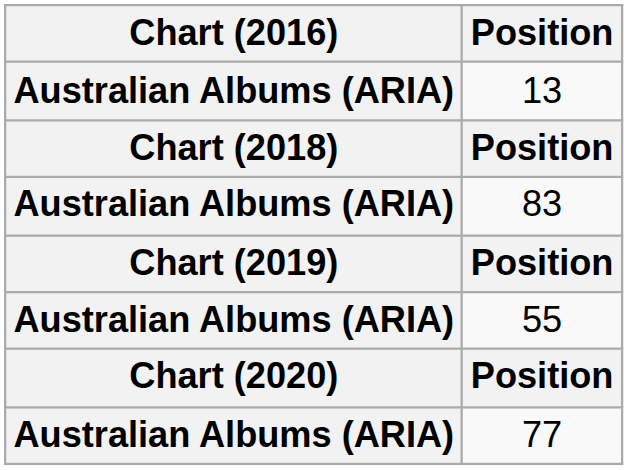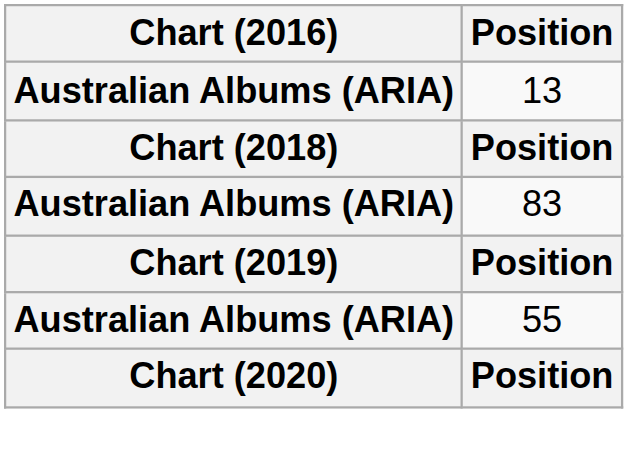- row: (542, 434)
